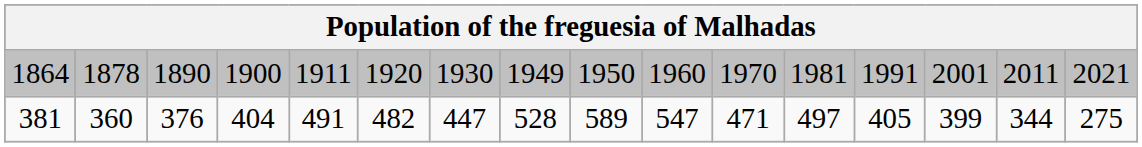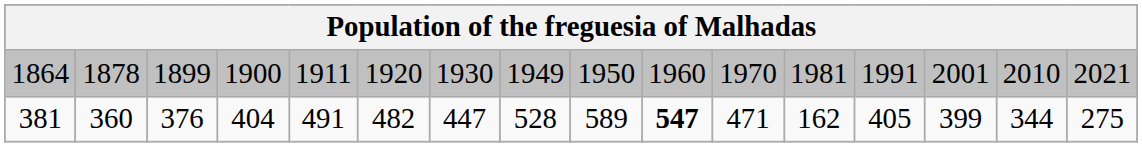(182, 73) 1890 -> (182, 73) 1899
(1031, 73) 2011 -> (1032, 73) 2010
(677, 118) normal -> (677, 118) bold
(819, 118) 497 -> (819, 118) 162
